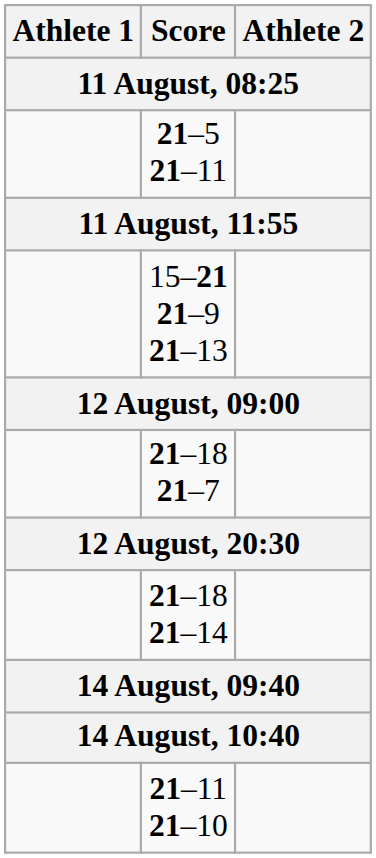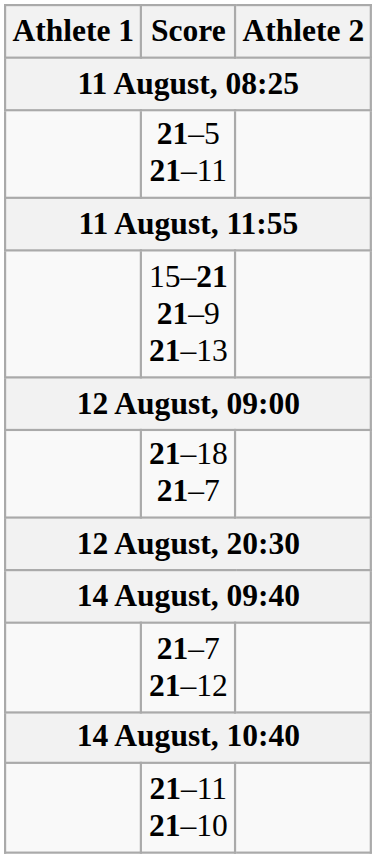- row: (188, 614)
+ row: (188, 666)
